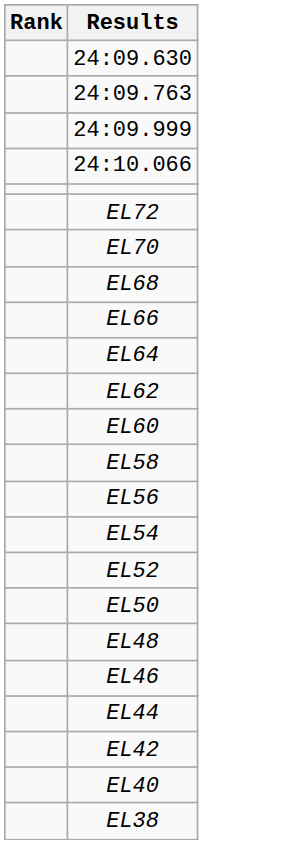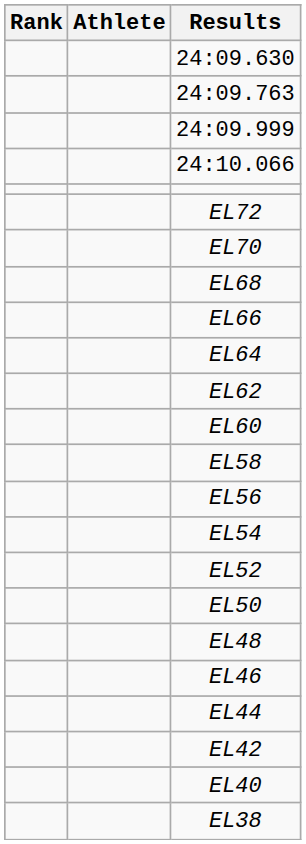+ column: (119, 23)
